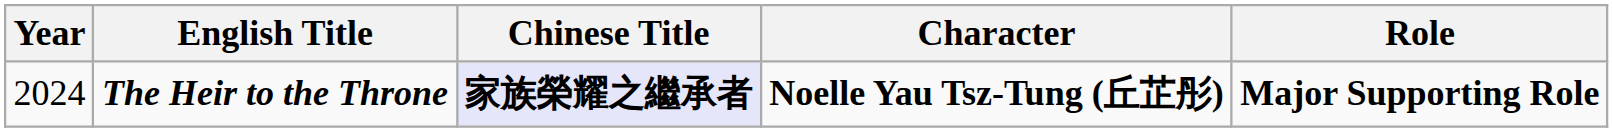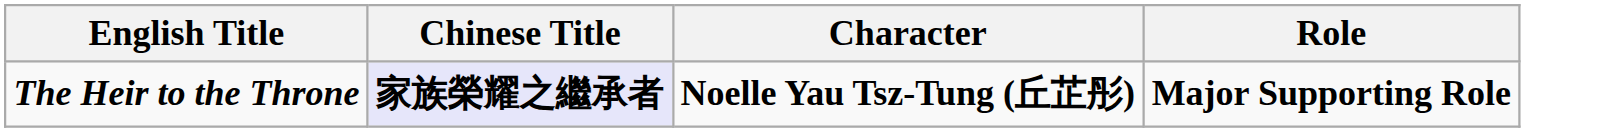- column: (49, 33)
